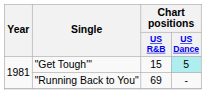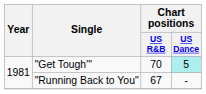(156, 64) 15 -> (156, 64) 70
(156, 81) 69 -> (156, 81) 67
